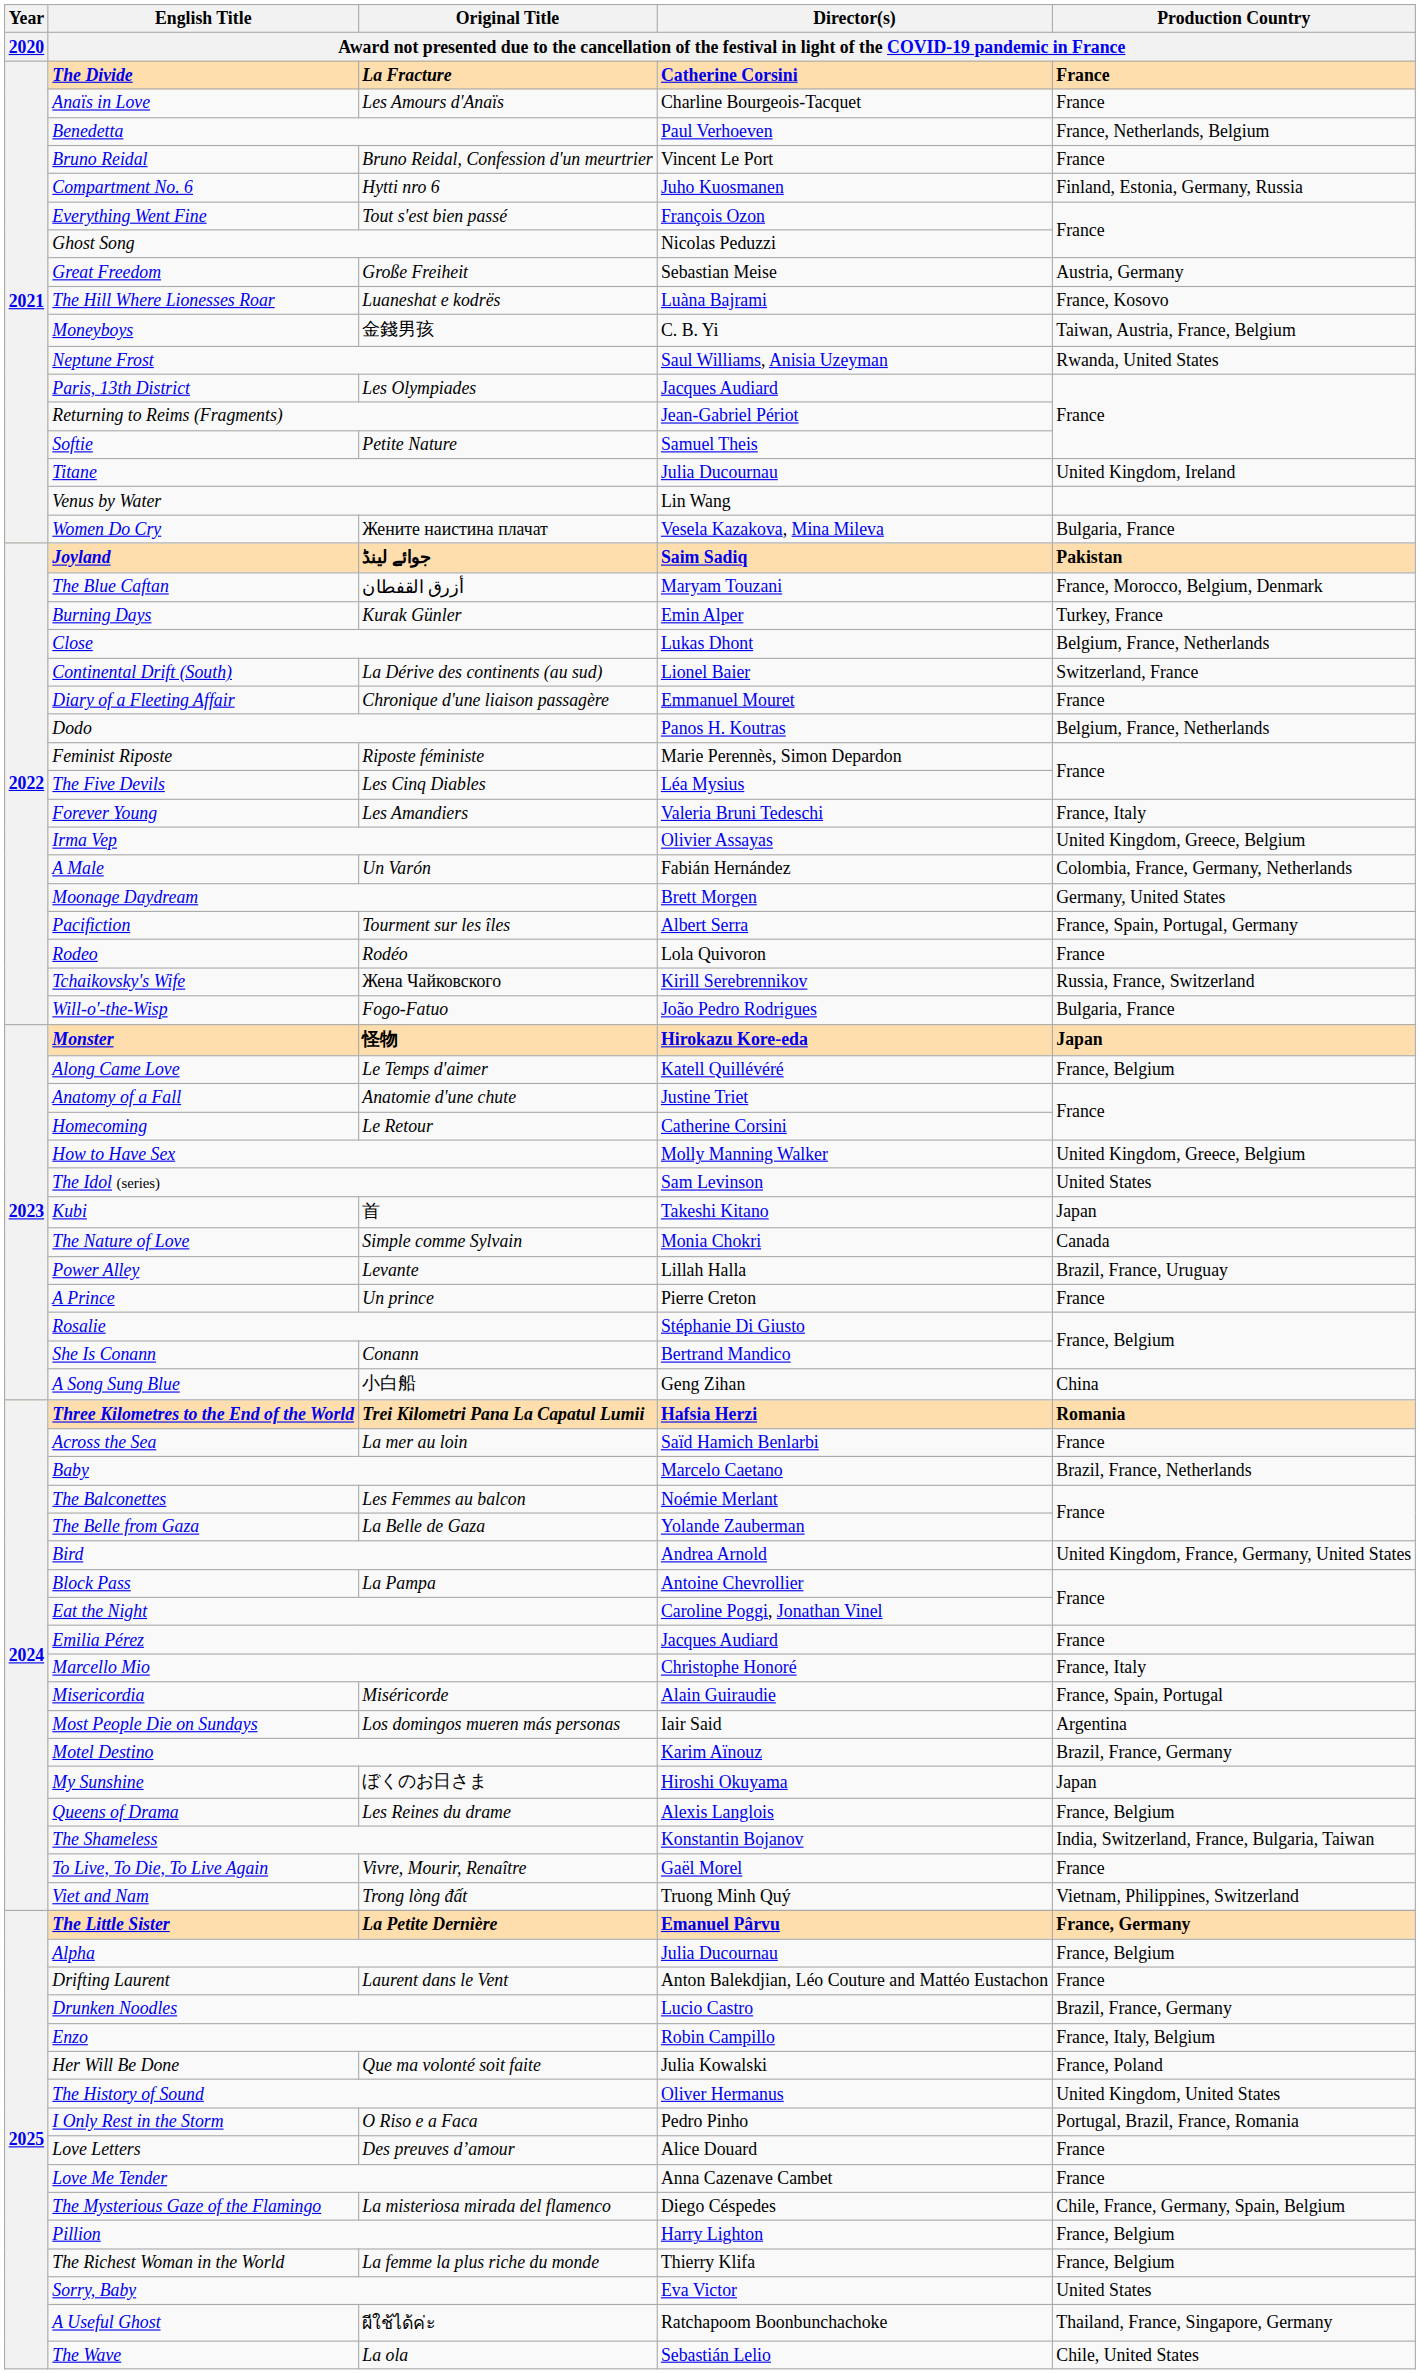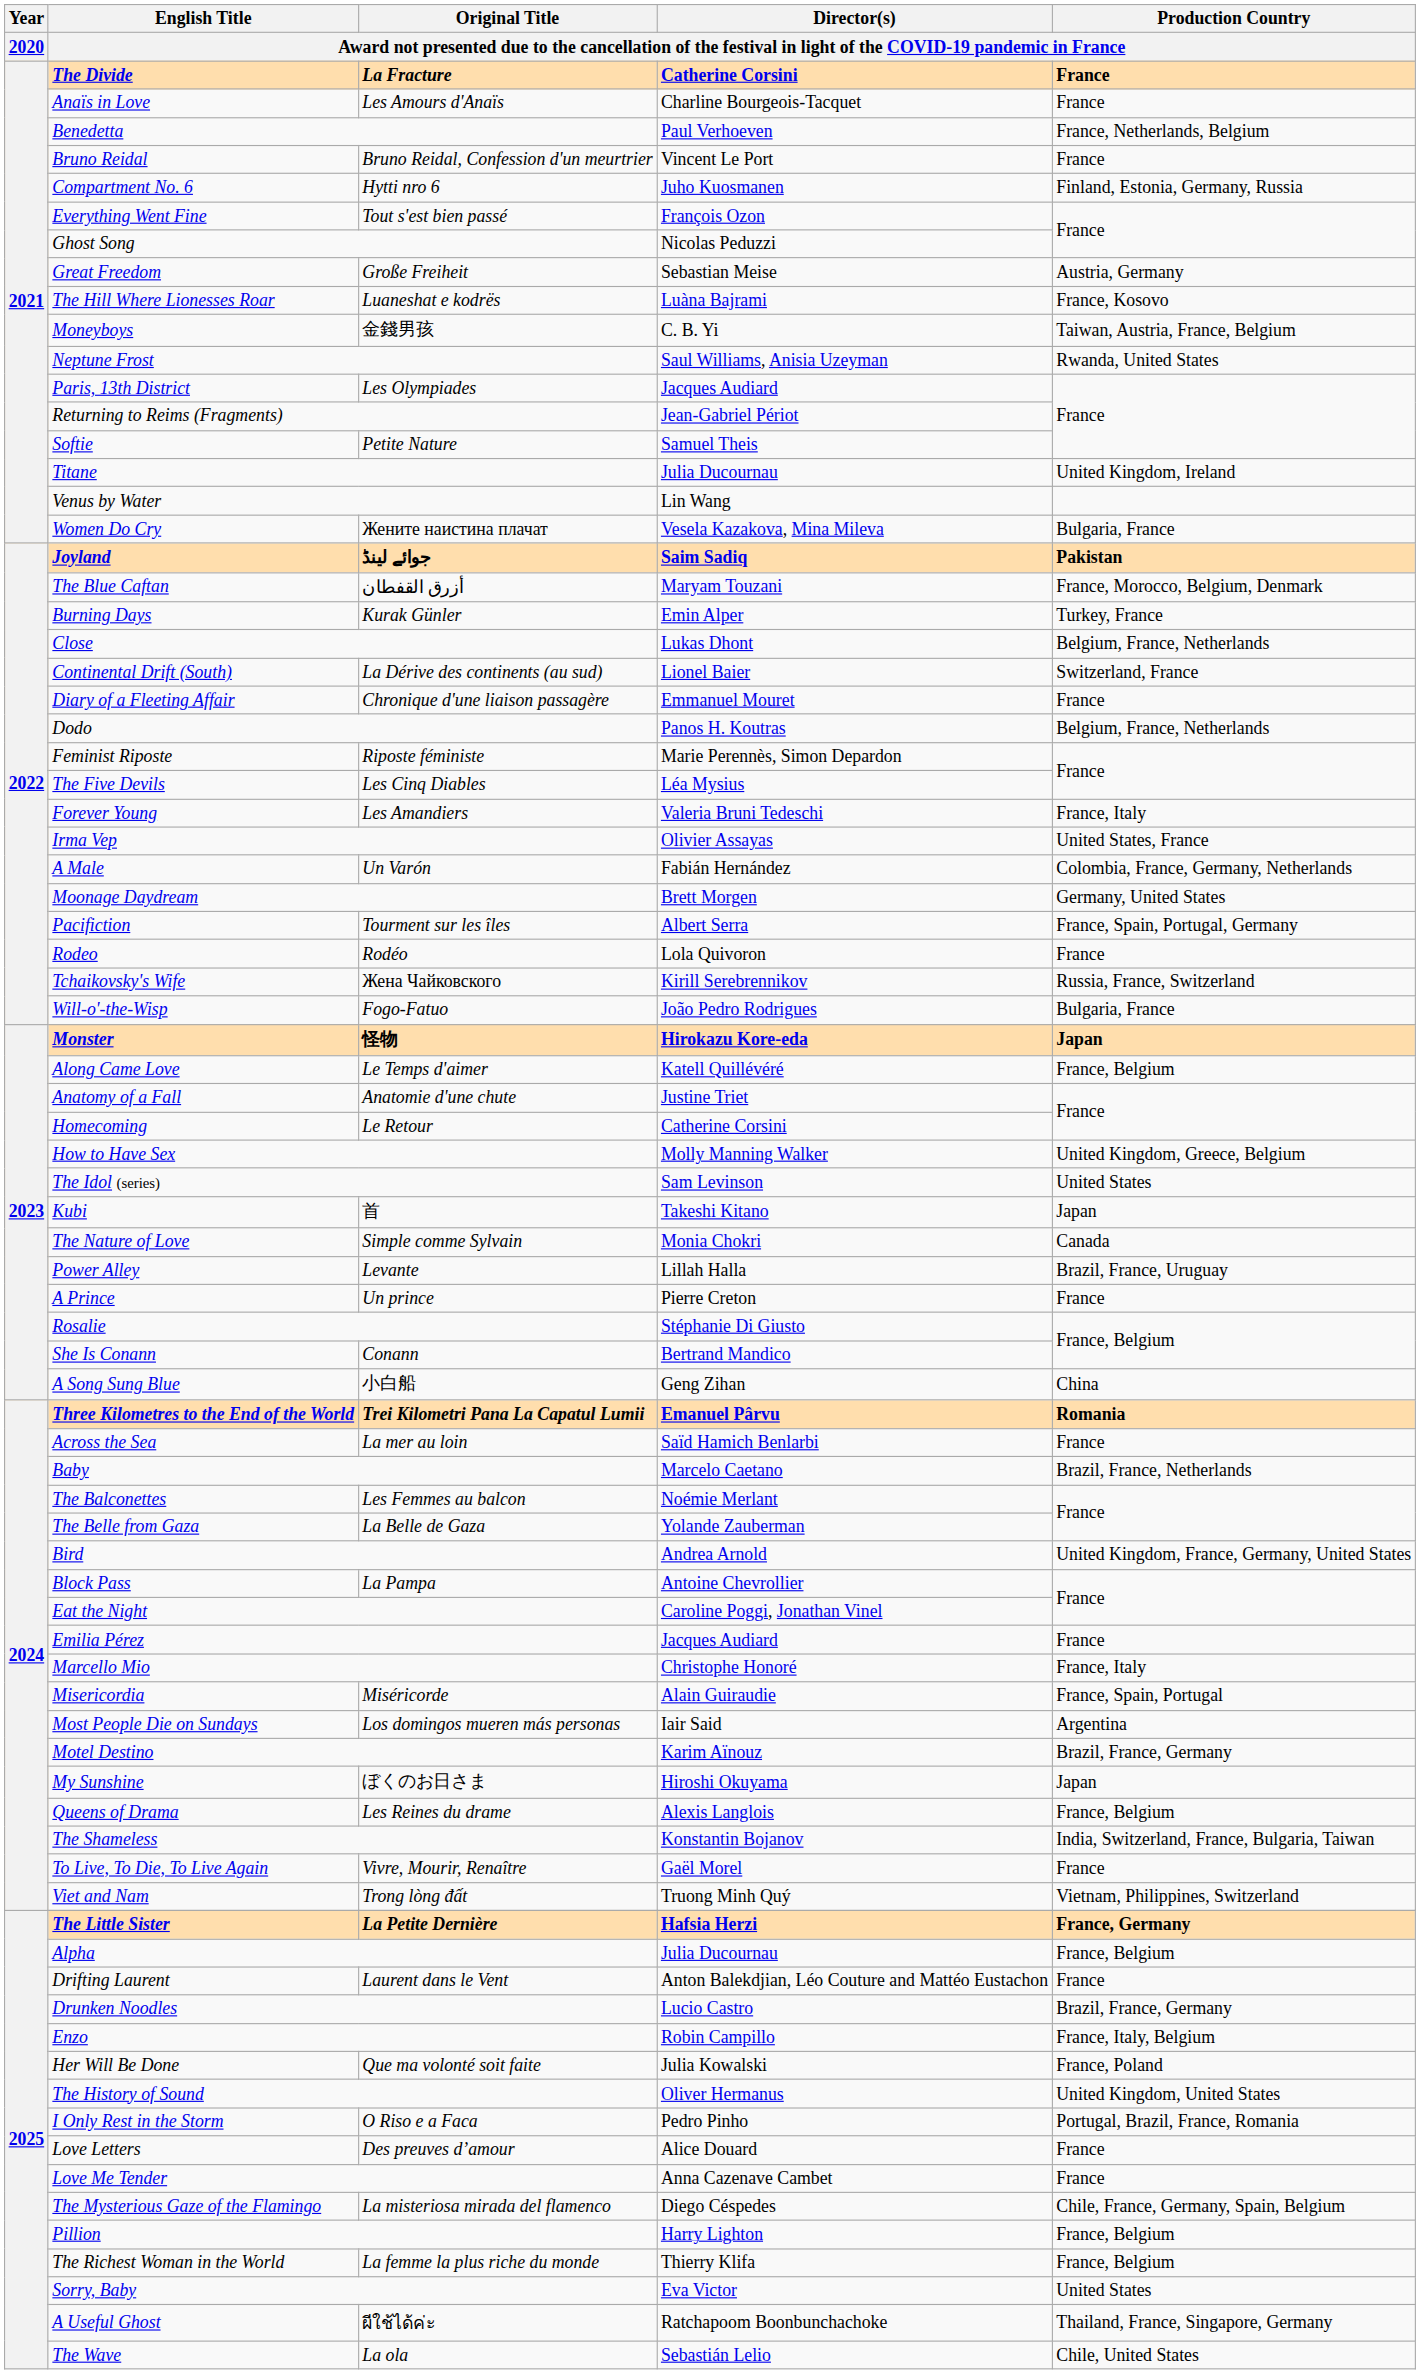(1181, 840) United Kingdom, Greece, Belgium -> (1132, 840) United States, France
(709, 1414) Hafsia Herzi -> (720, 1414) Emanuel Pârvu
(720, 1924) Emanuel Pârvu -> (709, 1924) Hafsia Herzi
